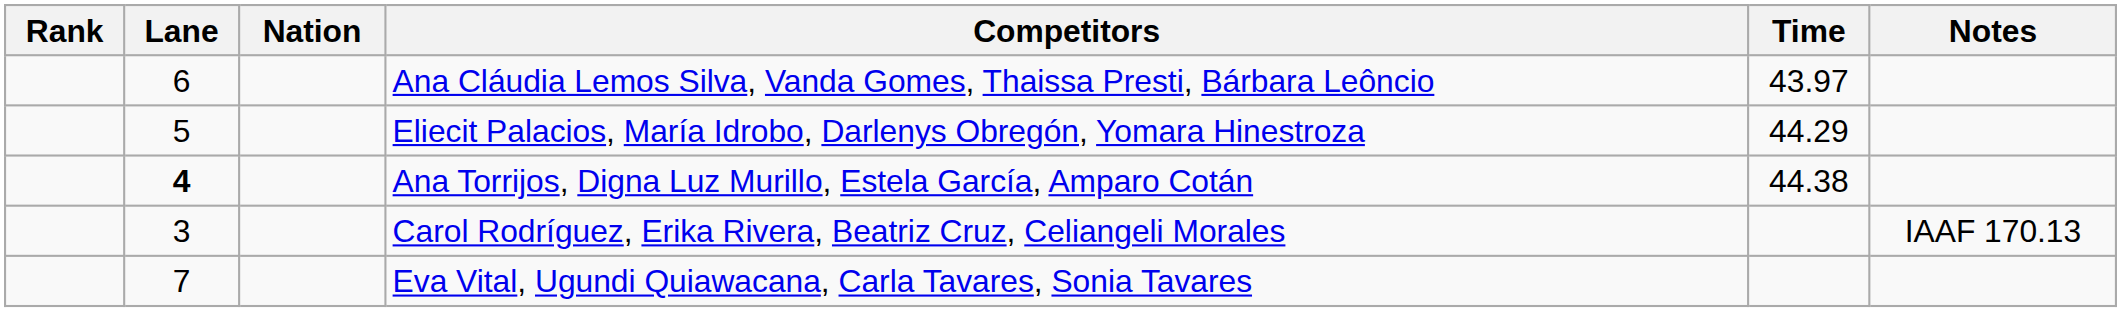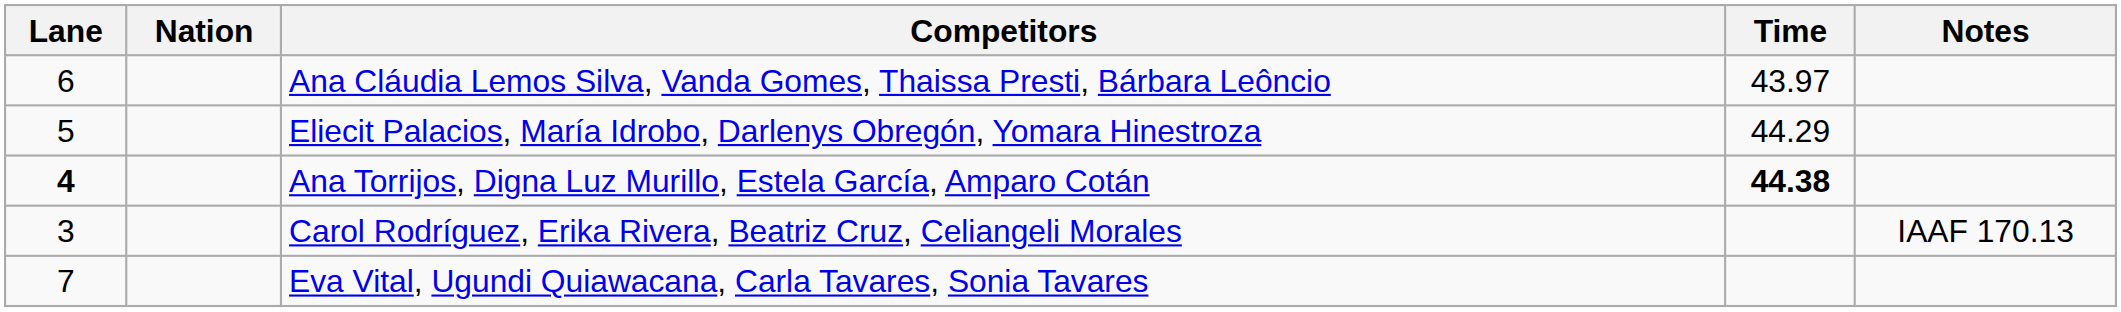- column: (65, 30)
(1809, 181) normal -> (1790, 181) bold
